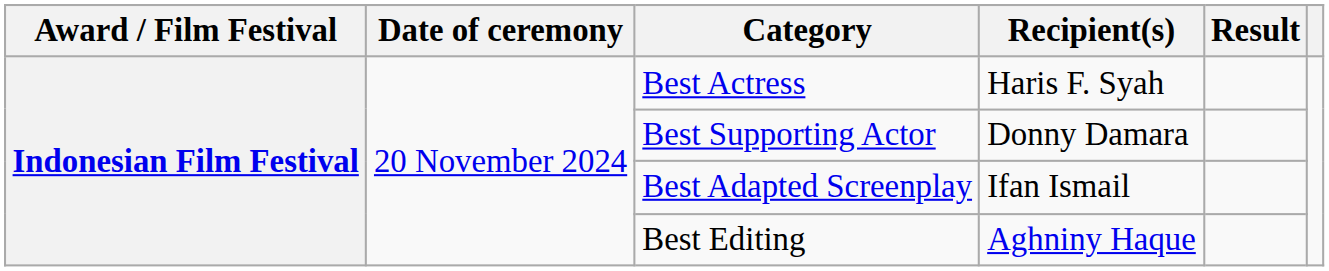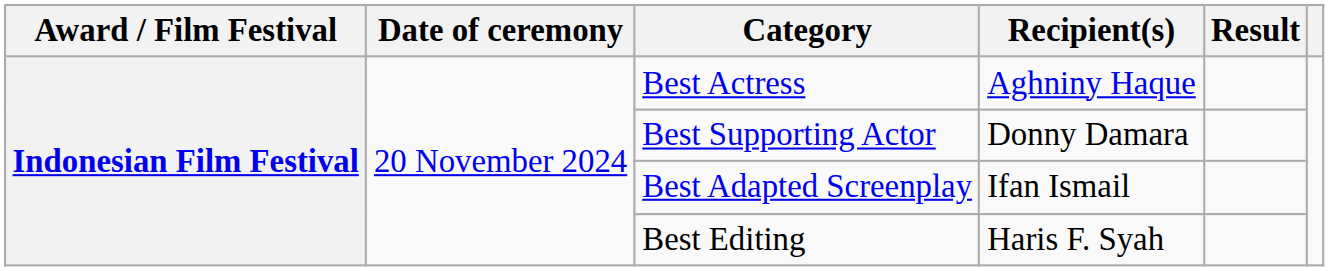(1076, 82) Haris F. Syah -> (1091, 82) Aghniny Haque
(1091, 238) Aghniny Haque -> (1076, 238) Haris F. Syah
